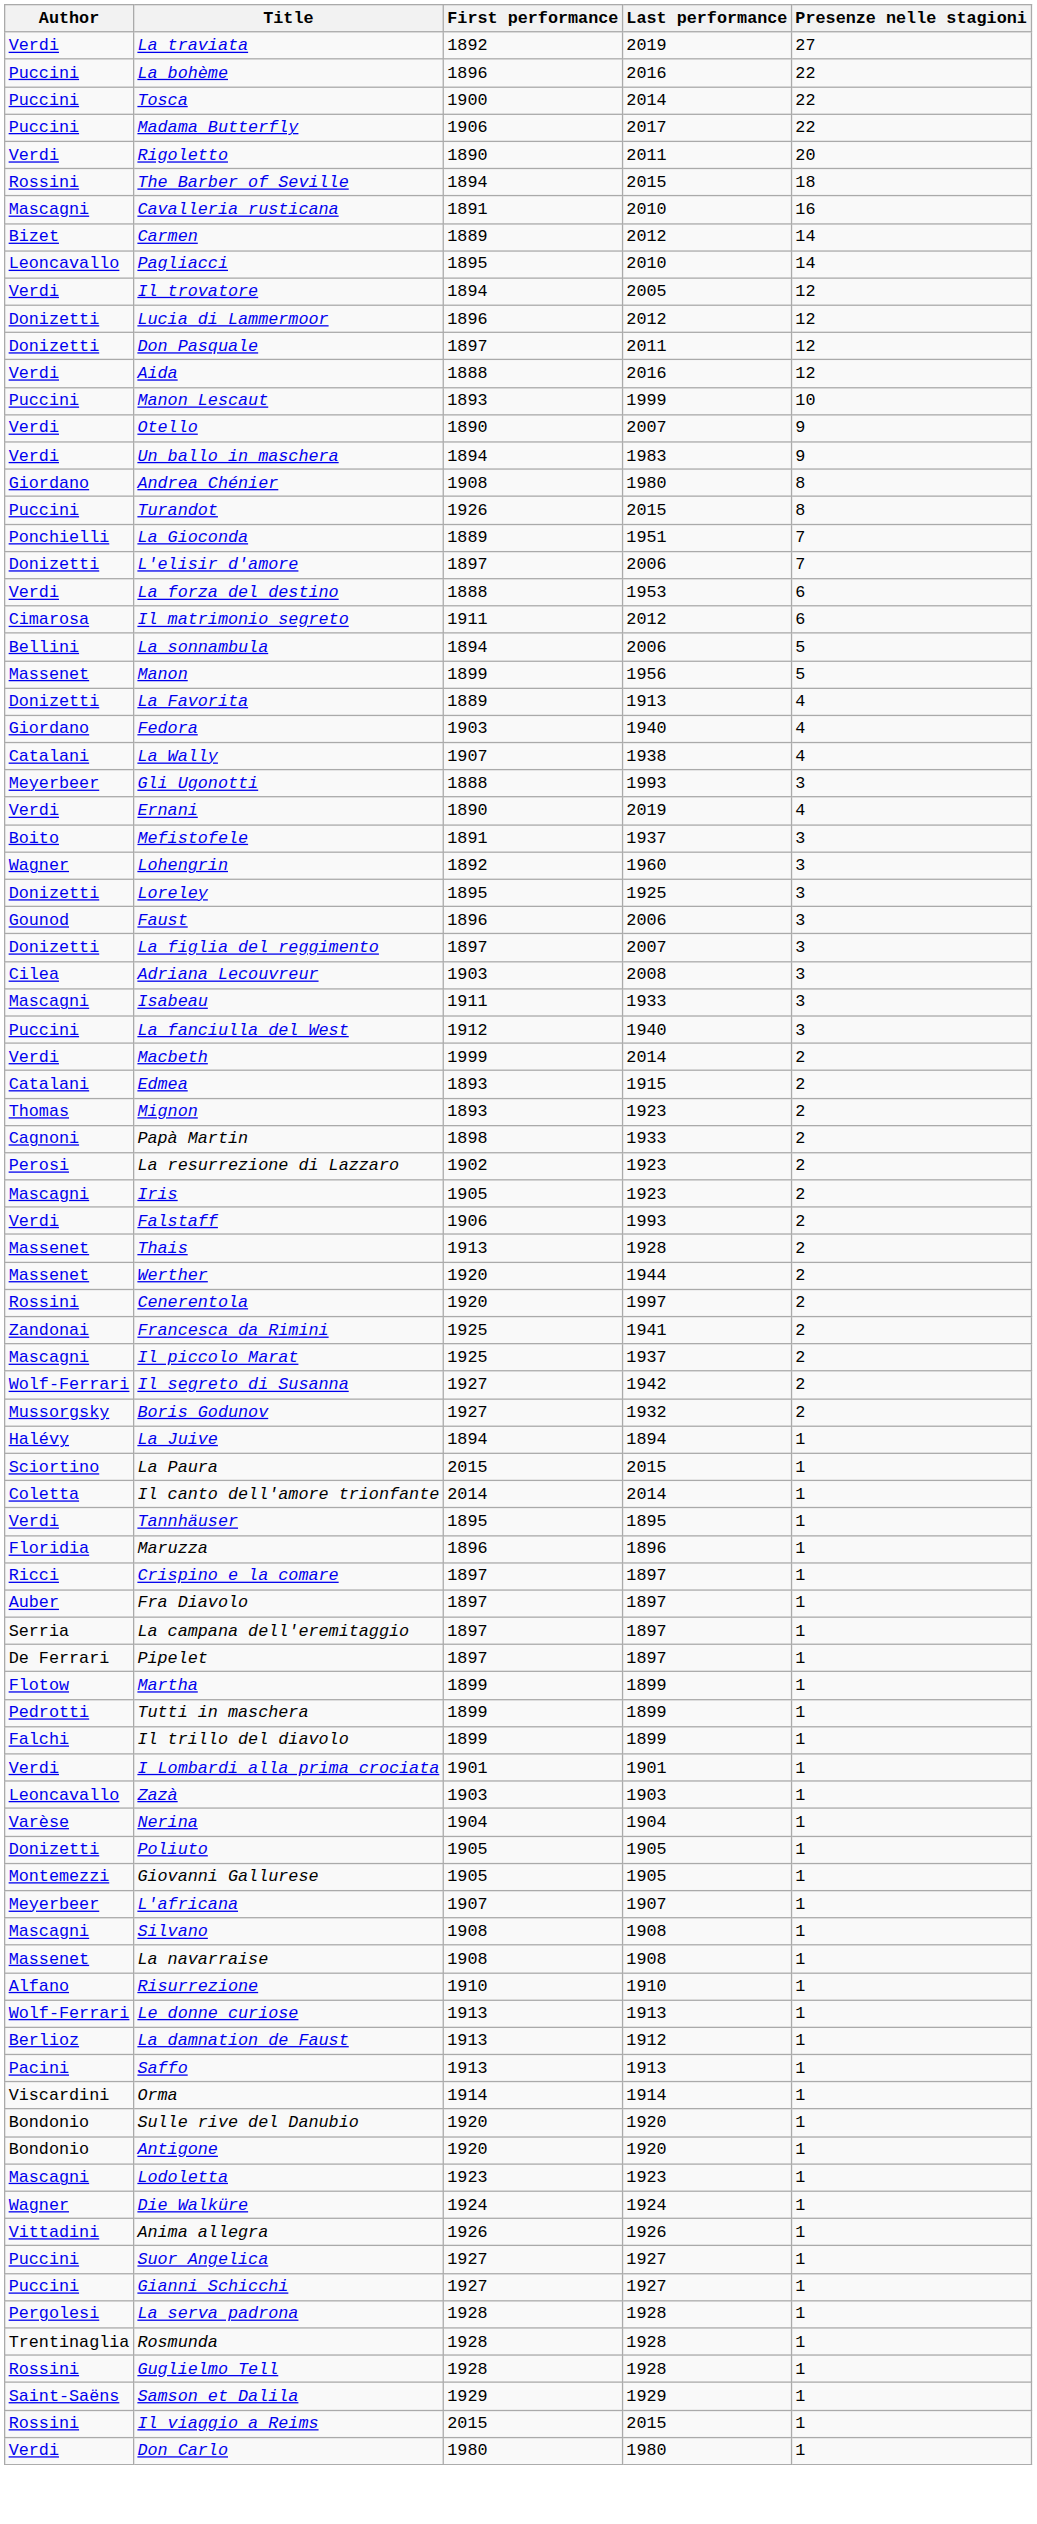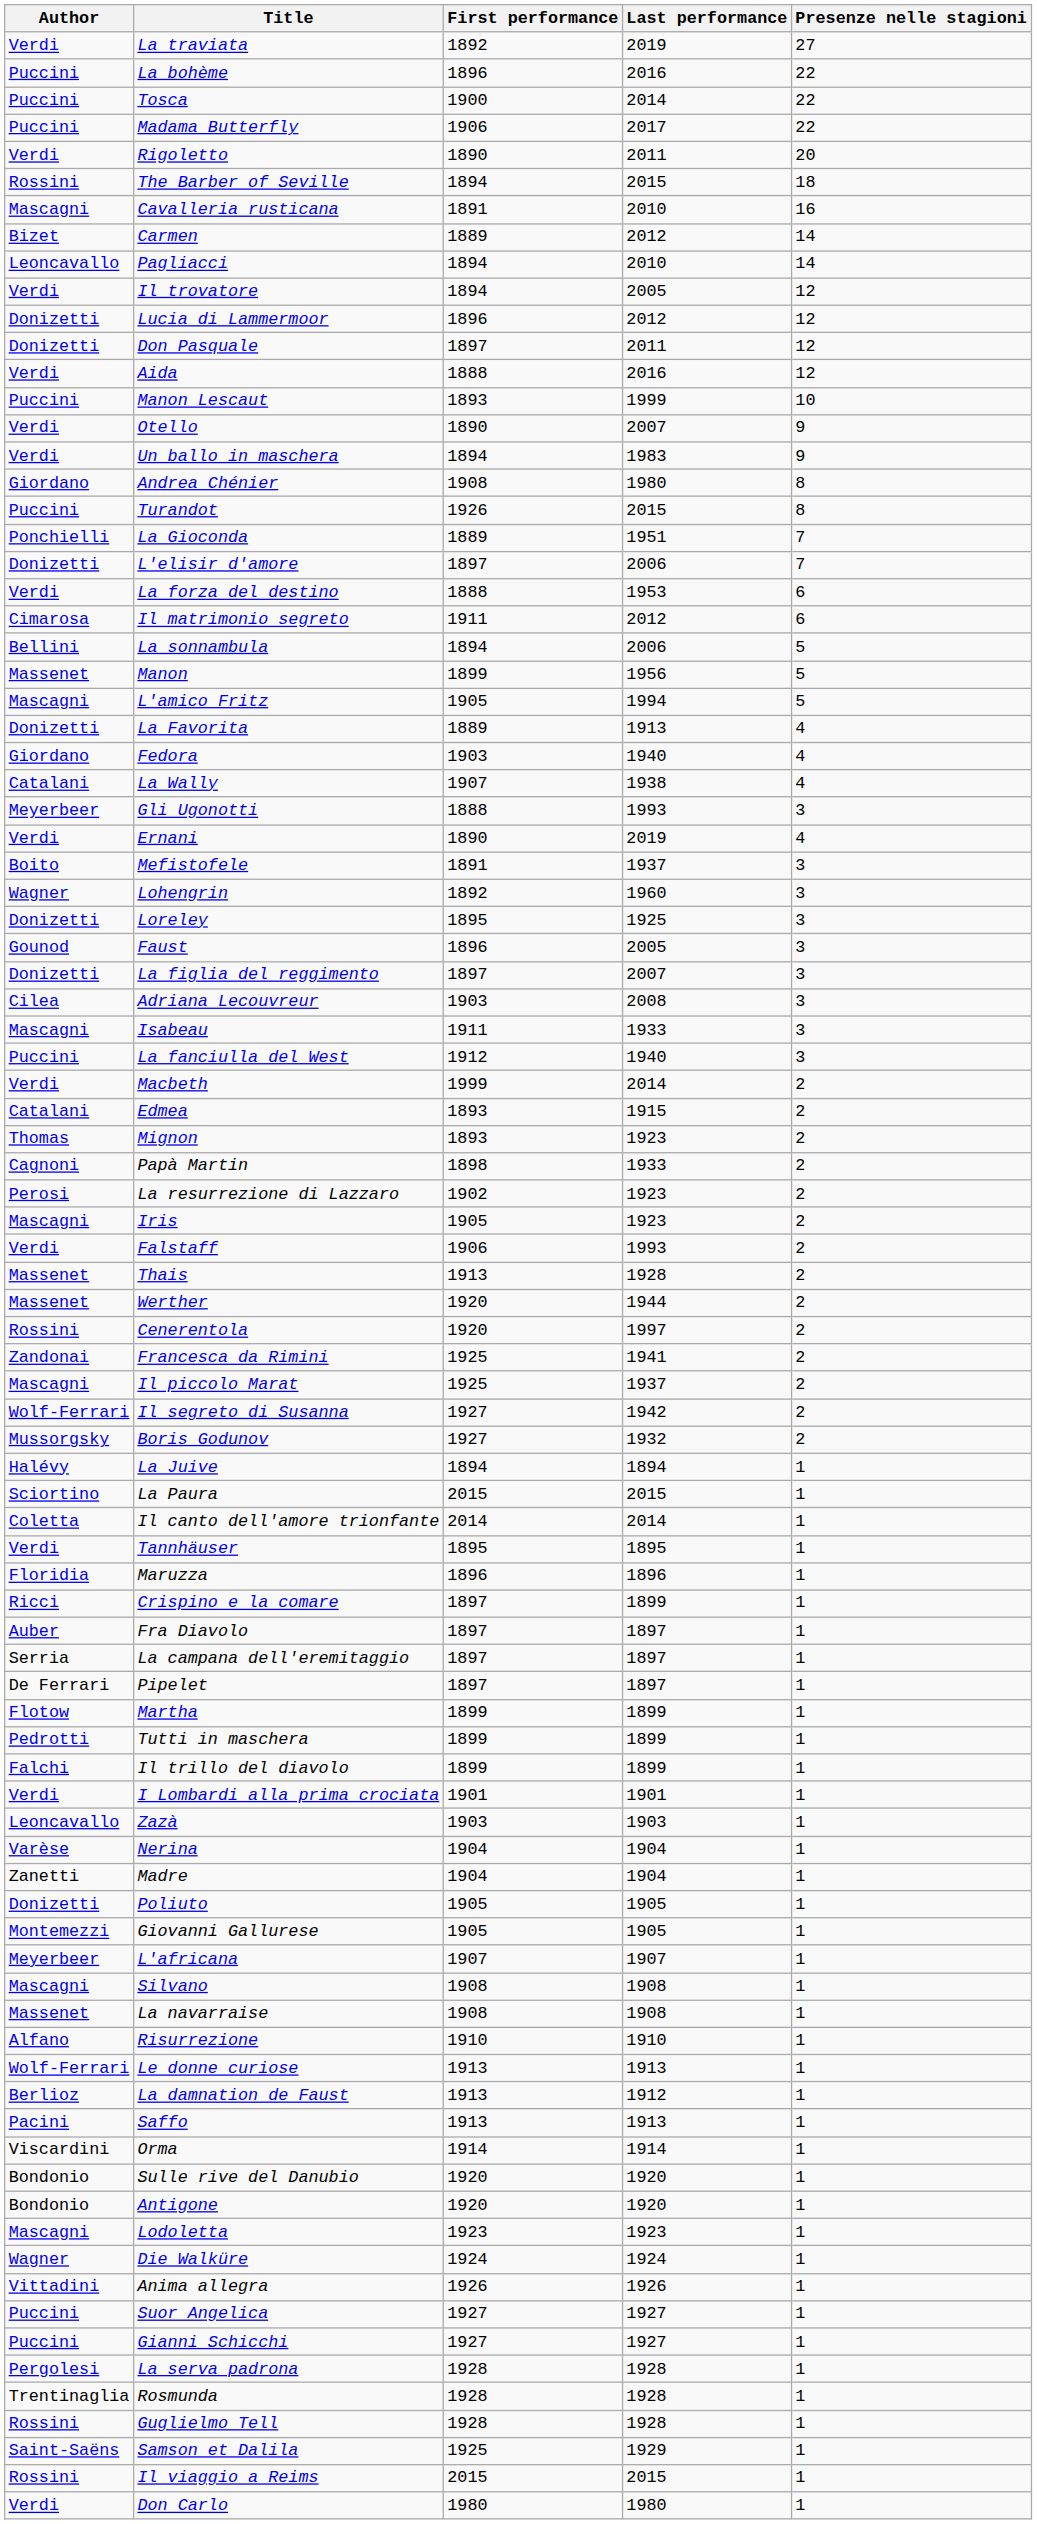(467, 264) 1895 -> (467, 264) 1894
+ row: (203, 702)
(647, 920) 2006 -> (647, 948) 2005
(647, 1576) 1897 -> (647, 1604) 1899
+ row: (163, 1877)
(467, 2396) 1929 -> (467, 2451) 1925
